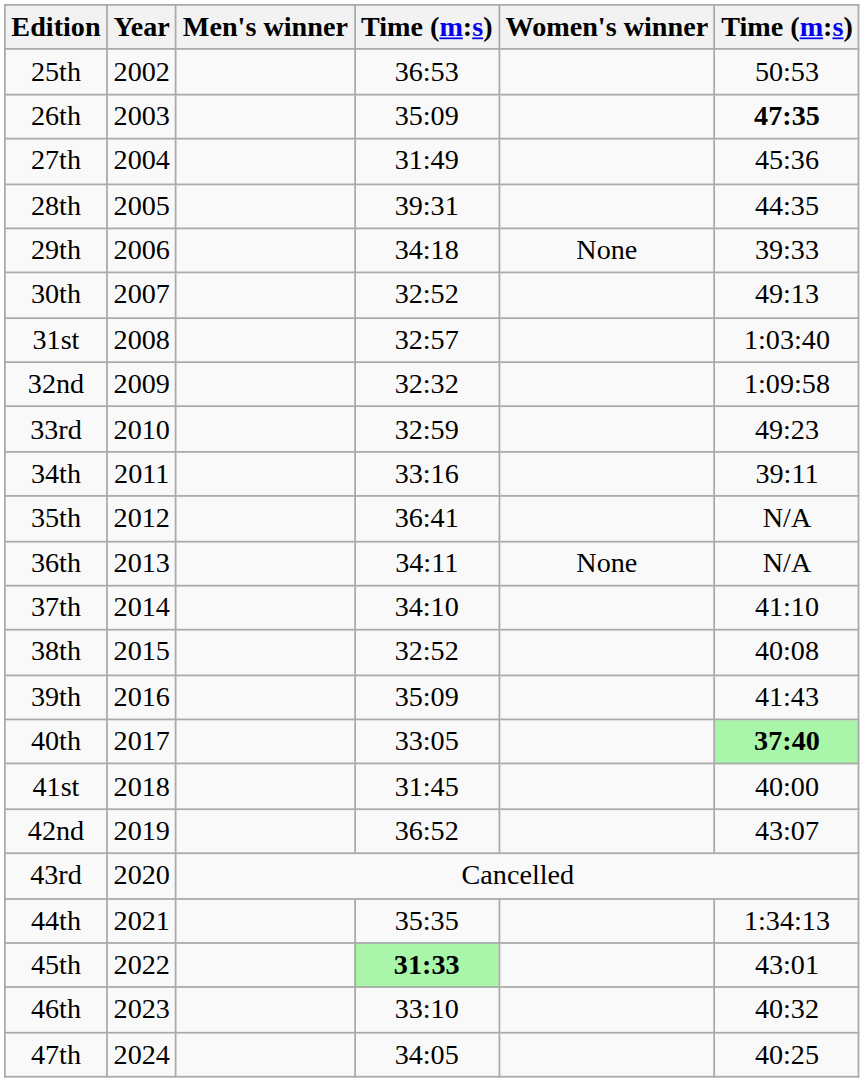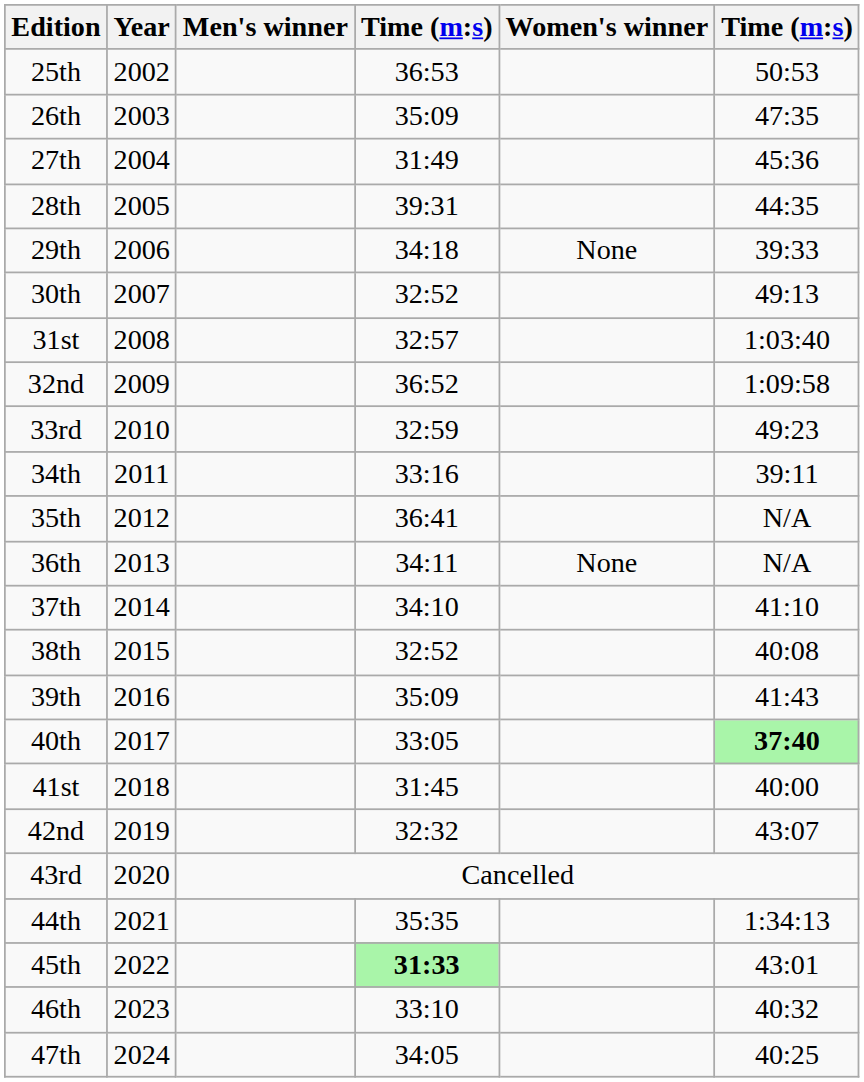(787, 116) bold -> (787, 116) normal
(427, 384) 32:32 -> (427, 384) 36:52
(427, 830) 36:52 -> (427, 830) 32:32
